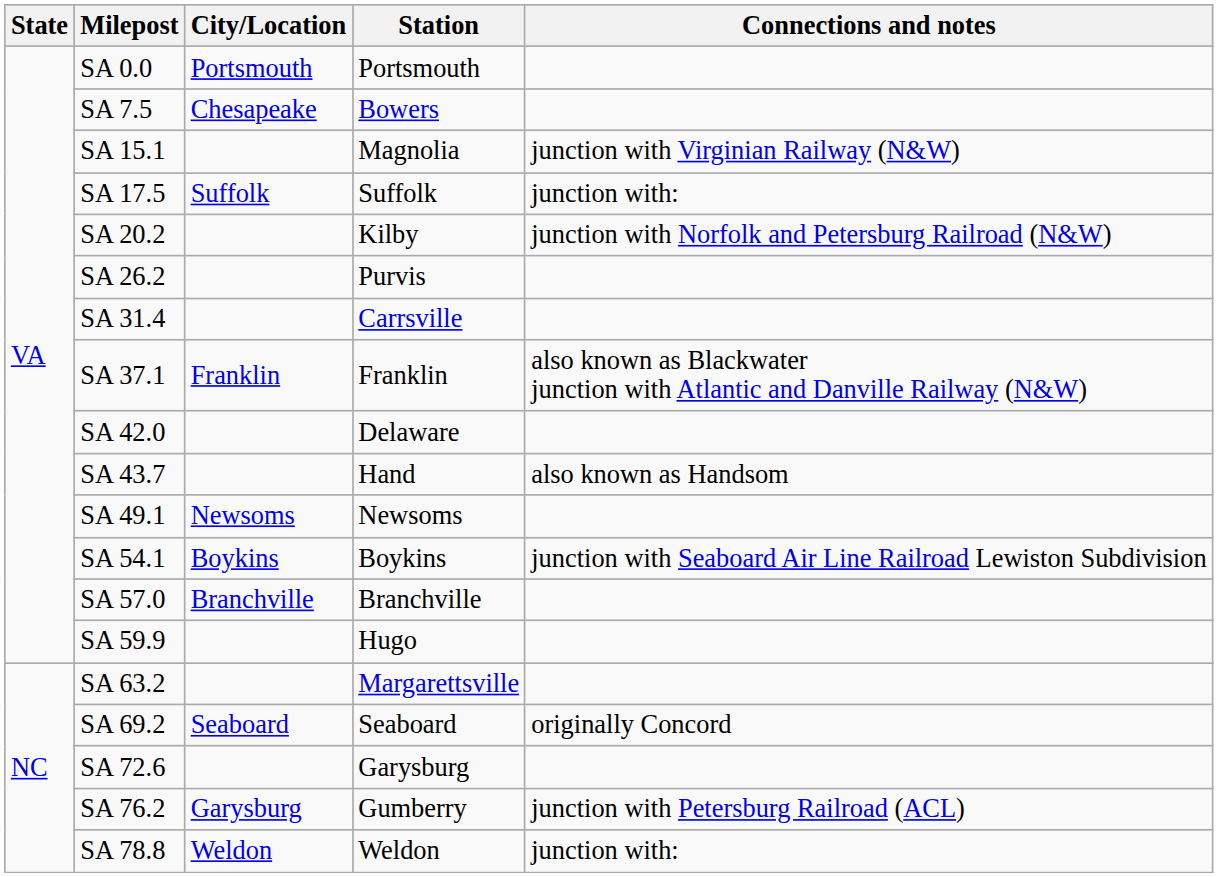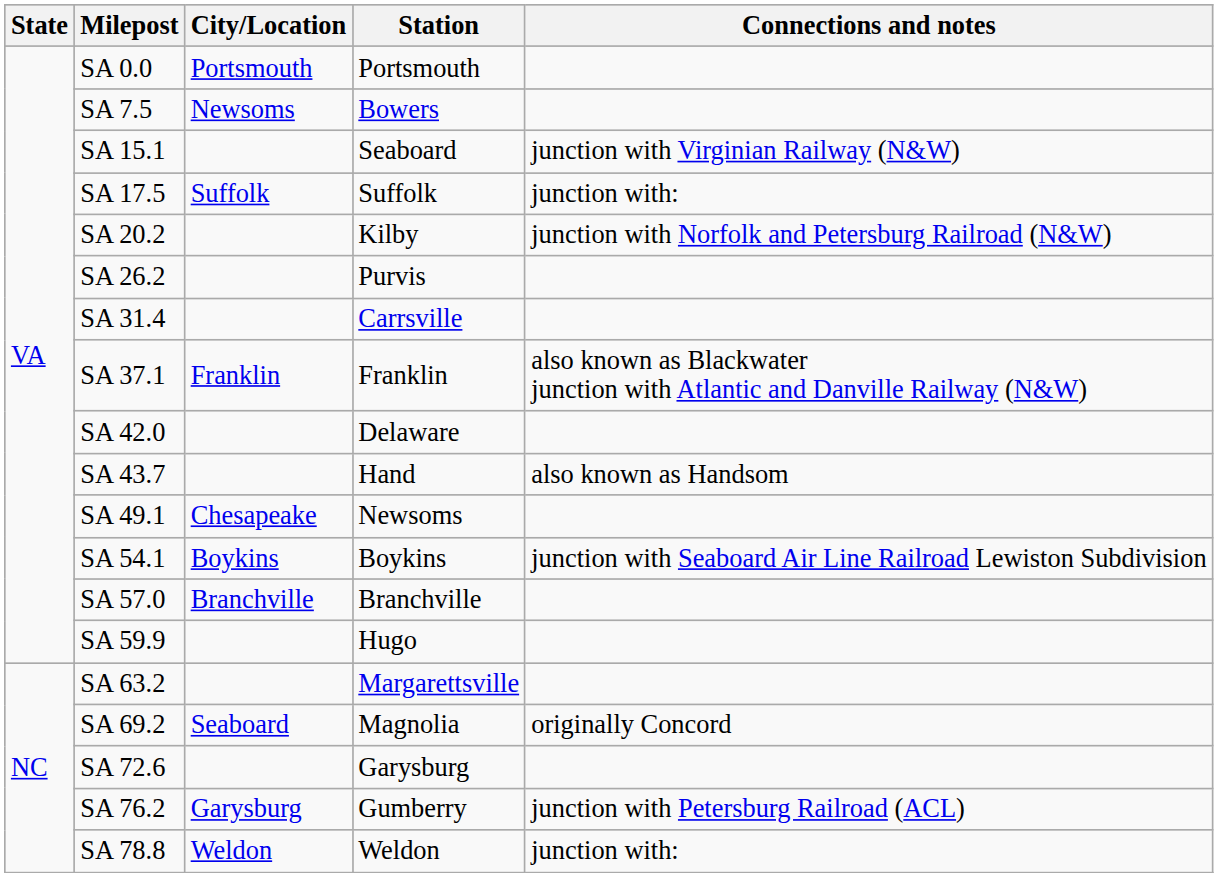(254, 109) Chesapeake -> (243, 109) Newsoms
(409, 151) Magnolia -> (407, 151) Seaboard
(243, 515) Newsoms -> (254, 515) Chesapeake
(407, 725) Seaboard -> (409, 725) Magnolia
